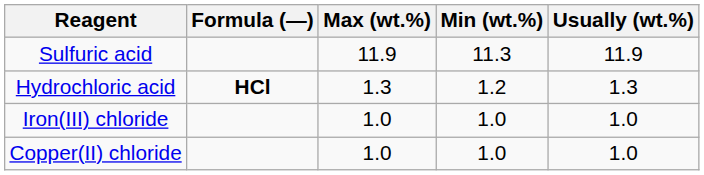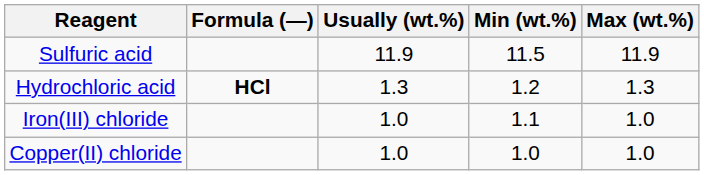columns swapped: (623, 20) <-> (377, 20)
(492, 53) 11.3 -> (525, 53) 11.5
(492, 119) 1.0 -> (525, 119) 1.1
